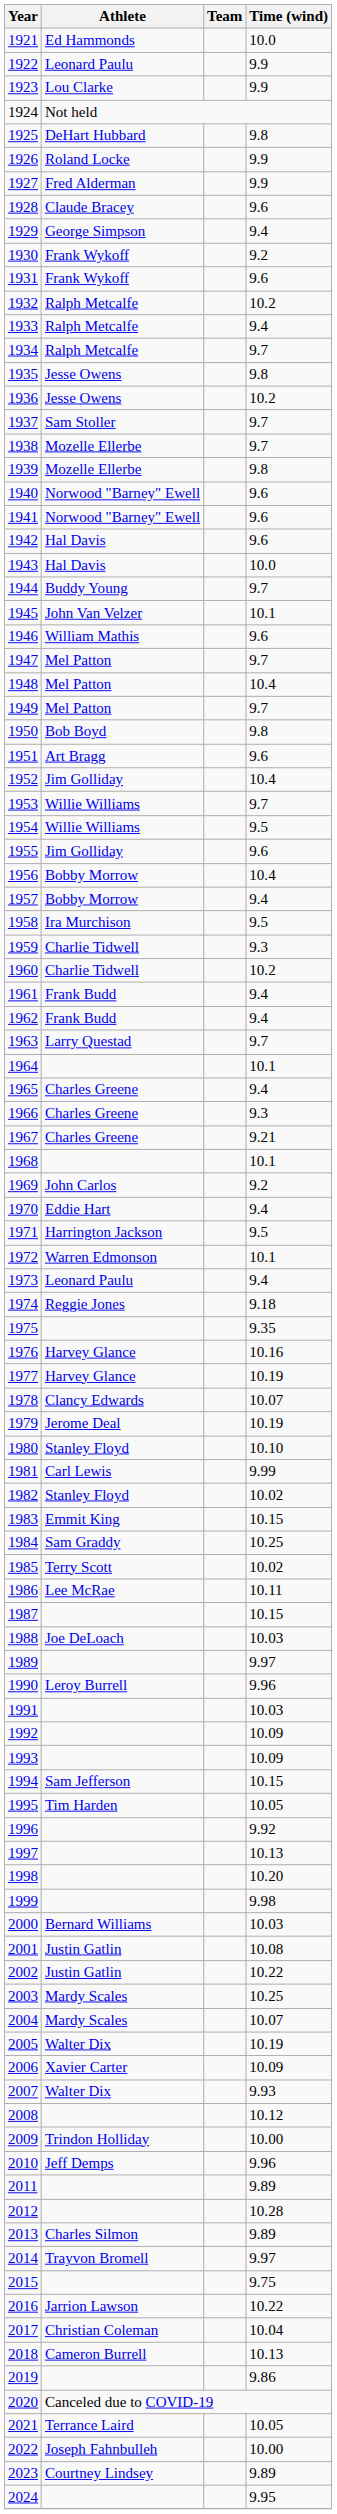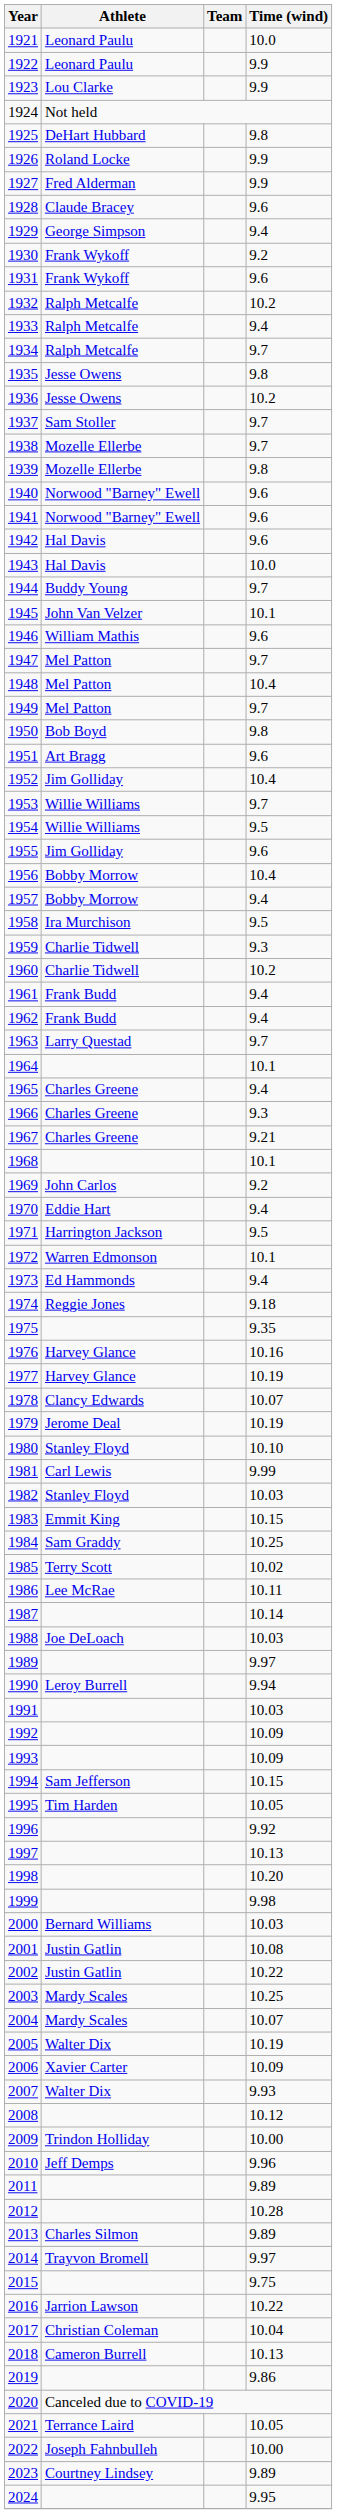(90, 40) Ed Hammonds -> (89, 40) Leonard Paulu
(89, 1280) Leonard Paulu -> (90, 1280) Ed Hammonds
(266, 1495) 10.02 -> (266, 1495) 10.03
(266, 1614) 10.15 -> (266, 1614) 10.14
(262, 1686) 9.96 -> (262, 1686) 9.94
